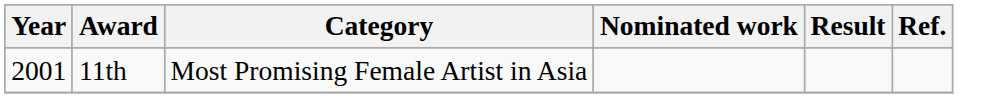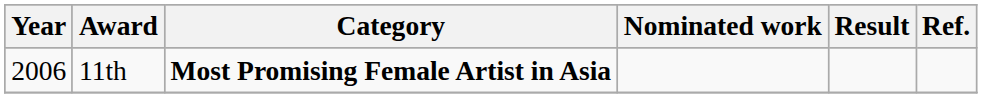(39, 69) 2001 -> (39, 69) 2006
(379, 69) normal -> (391, 69) bold
